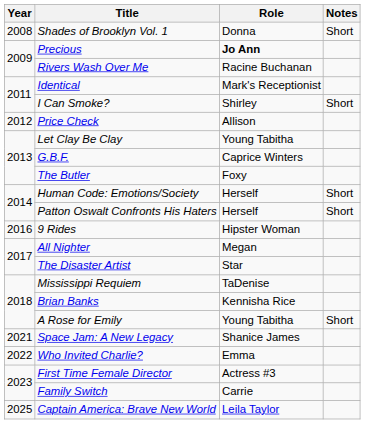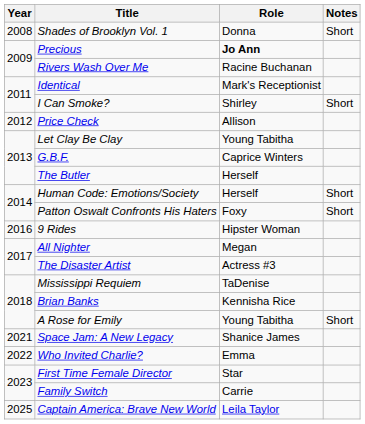(234, 175) Foxy -> (240, 175) Herself
(240, 211) Herself -> (234, 211) Foxy
(232, 265) Star -> (249, 265) Actress #3
(249, 373) Actress #3 -> (232, 373) Star
